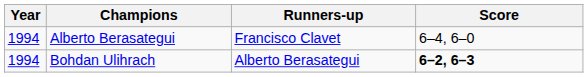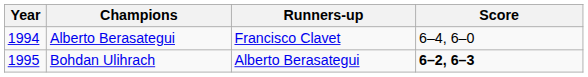(24, 60) 1994 -> (24, 60) 1995
